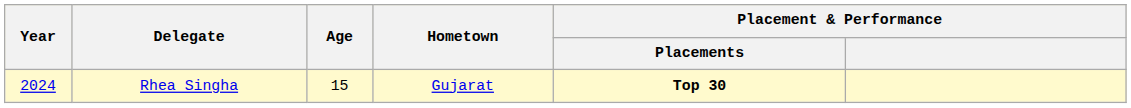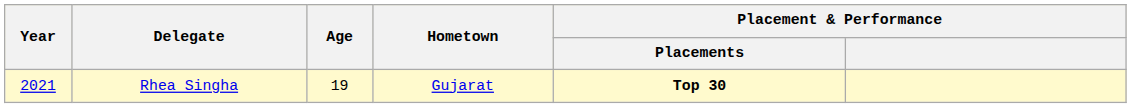(38, 86) 2024 -> (38, 86) 2021
(340, 86) 15 -> (340, 86) 19
